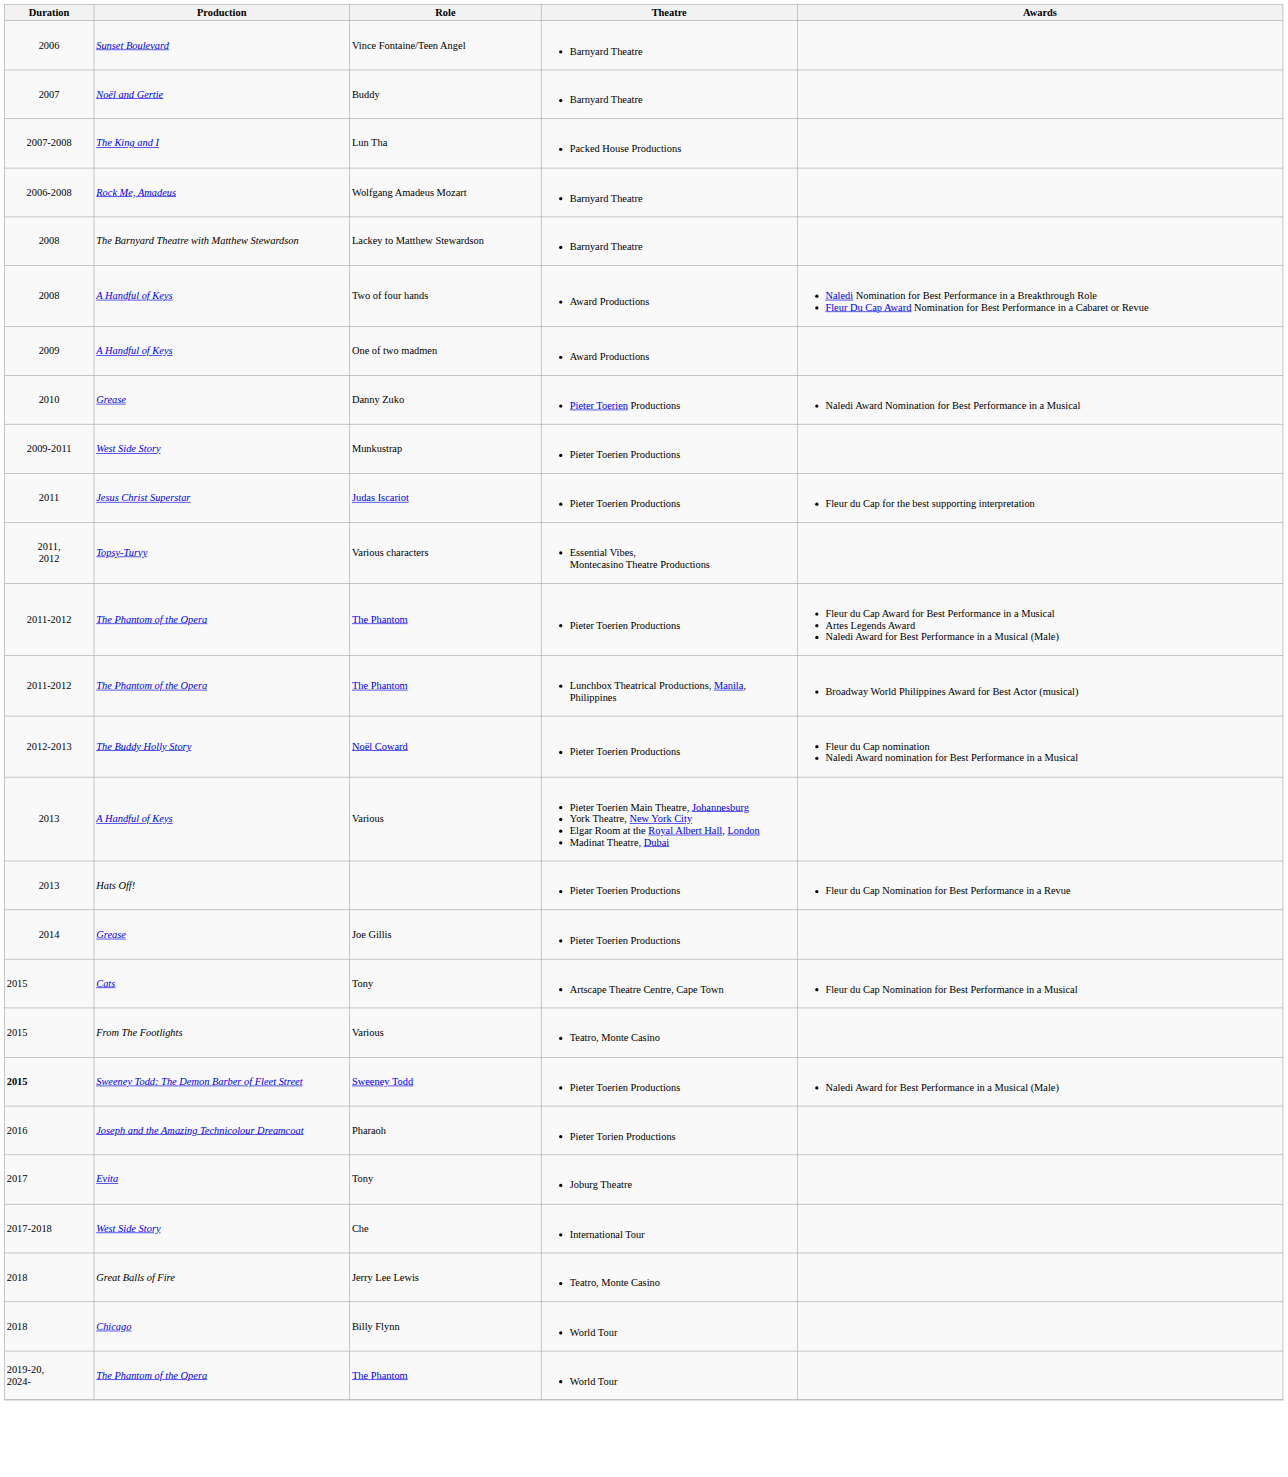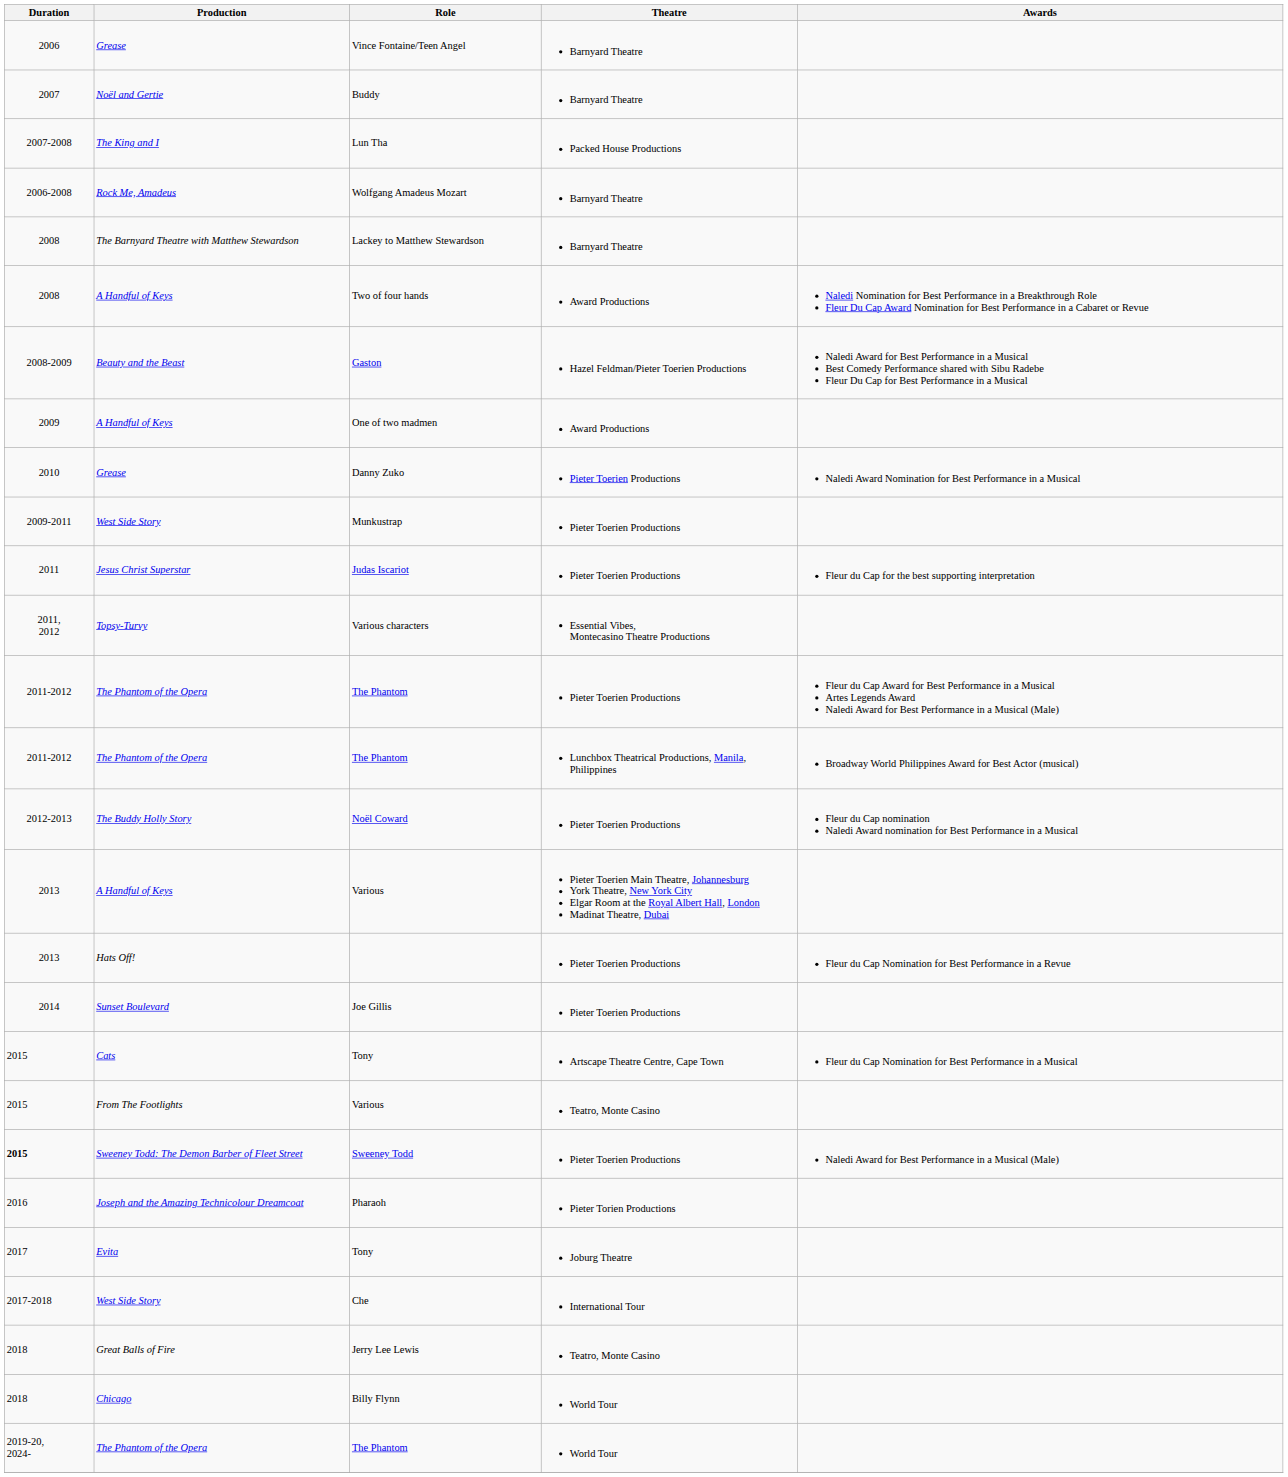(133, 45) Sunset Boulevard -> (111, 45) Grease
+ row: (367, 362)
(111, 934) Grease -> (133, 1007) Sunset Boulevard
